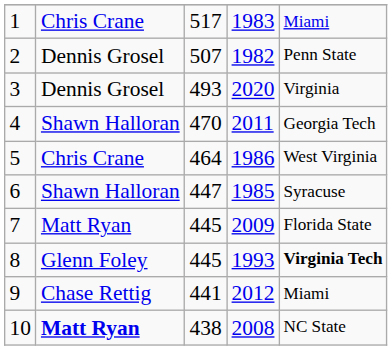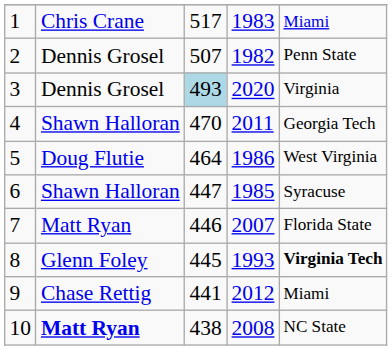(206, 89) no background -> (206, 89) lightblue background
(92, 157) Chris Crane -> (92, 157) Doug Flutie
(206, 225) 445 -> (206, 225) 446
(253, 225) 2009 -> (253, 225) 2007
